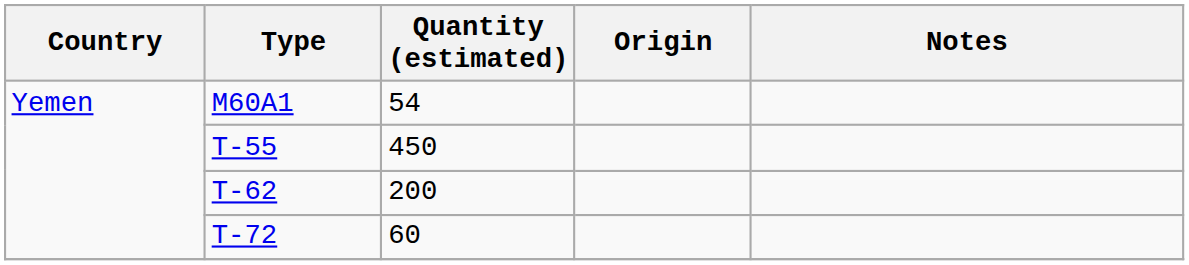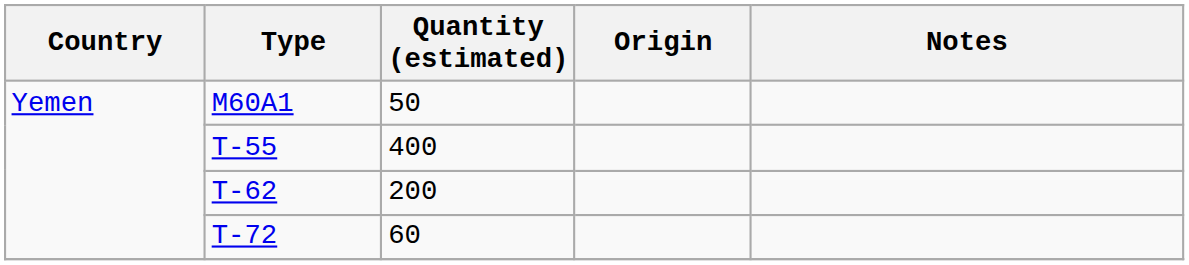(405, 103) 54 -> (405, 103) 50
(413, 148) 450 -> (413, 148) 400
